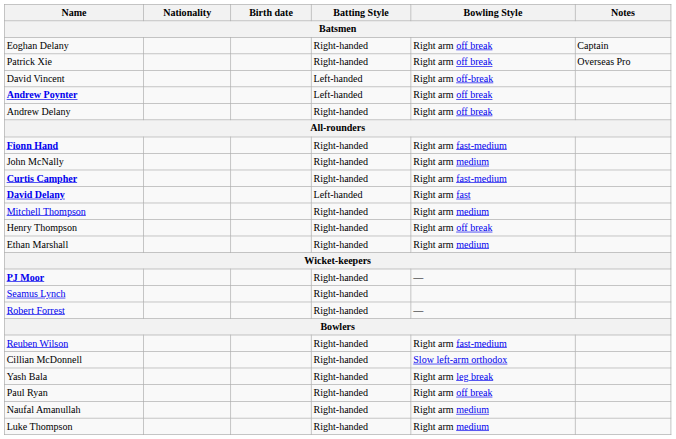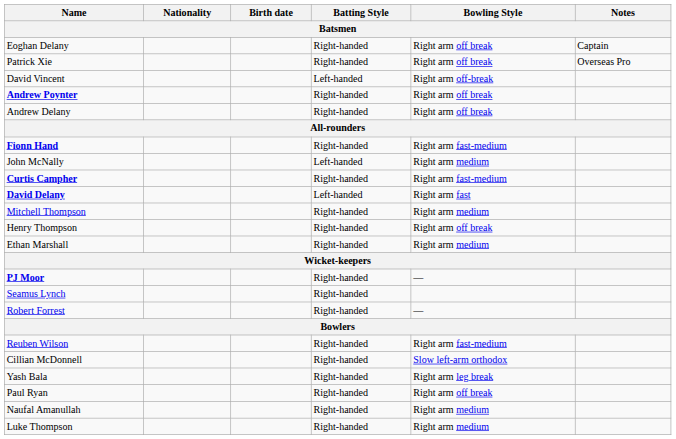(338, 95) Left-handed -> (341, 95) Right-handed
(341, 161) Right-handed -> (338, 161) Left-handed
